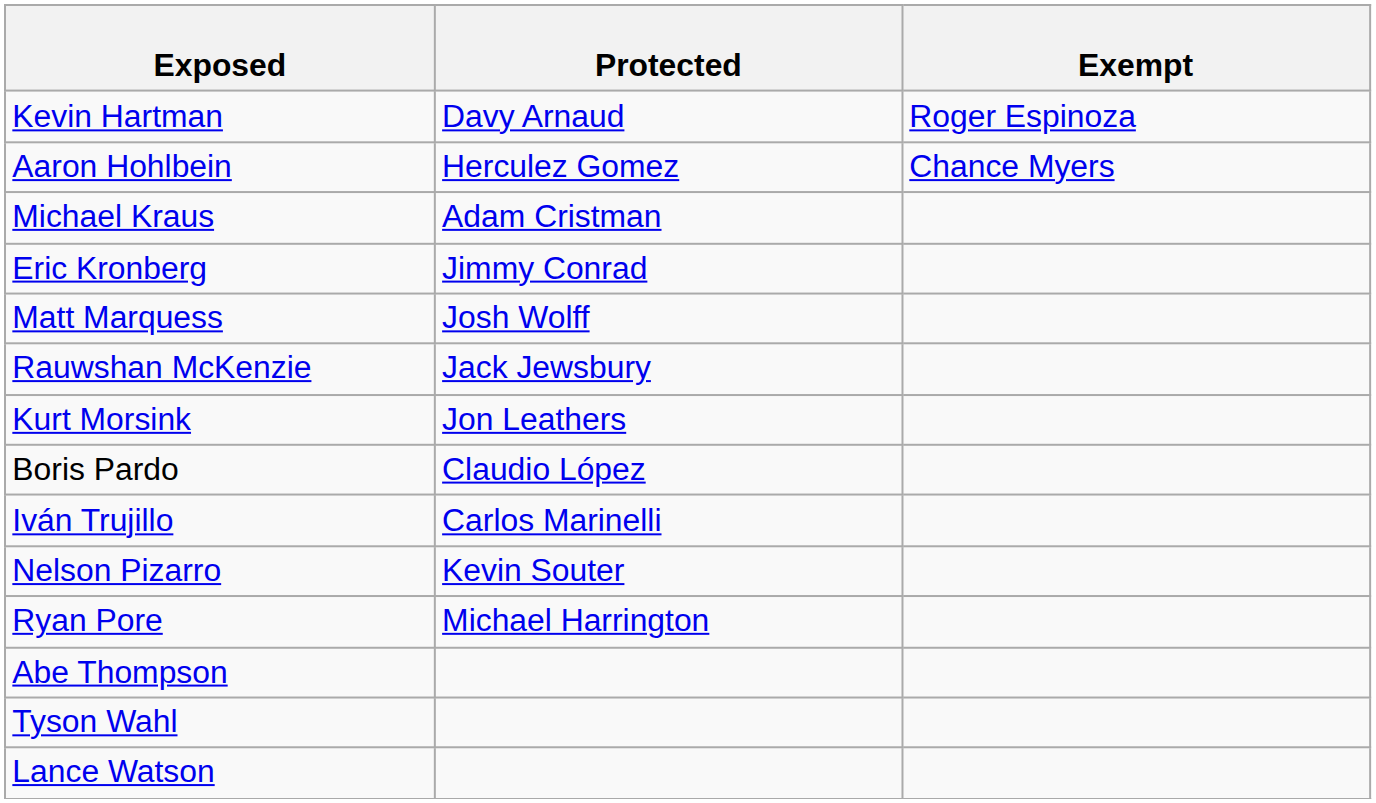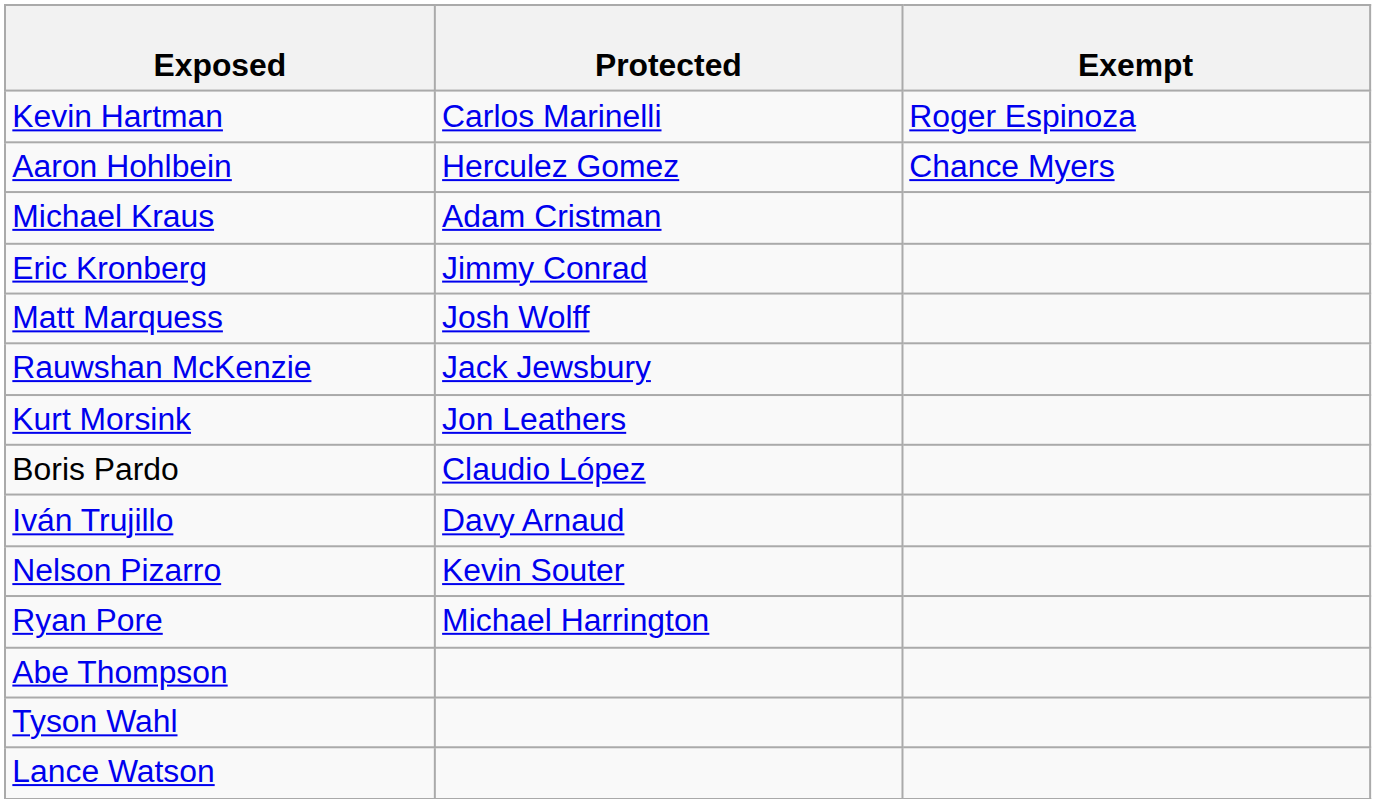(533, 116) Davy Arnaud -> (552, 116) Carlos Marinelli
(552, 520) Carlos Marinelli -> (533, 520) Davy Arnaud
